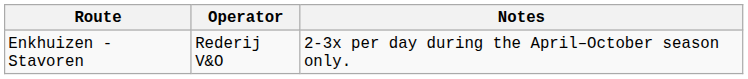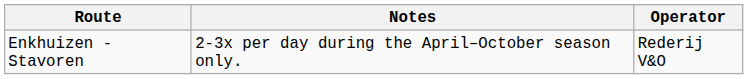columns swapped: (246, 17) <-> (521, 17)
